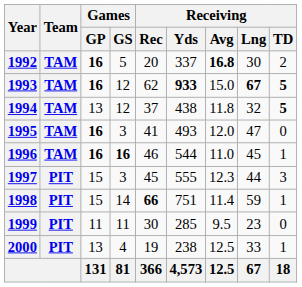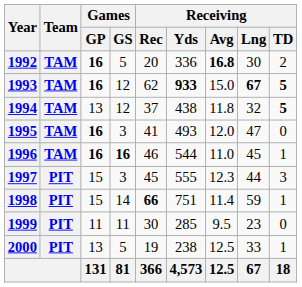(186, 62) 337 -> (186, 62) 336
(123, 246) 4 -> (123, 246) 5
